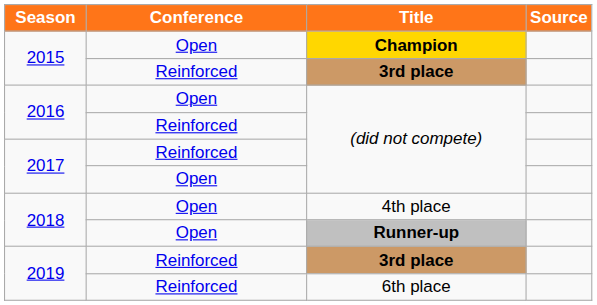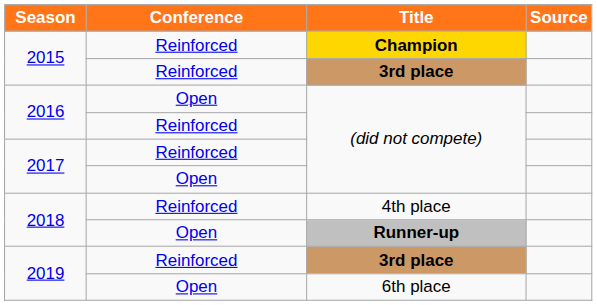(196, 44) Open -> (196, 44) Reinforced
(196, 206) Open -> (196, 206) Reinforced
(196, 286) Reinforced -> (196, 286) Open
